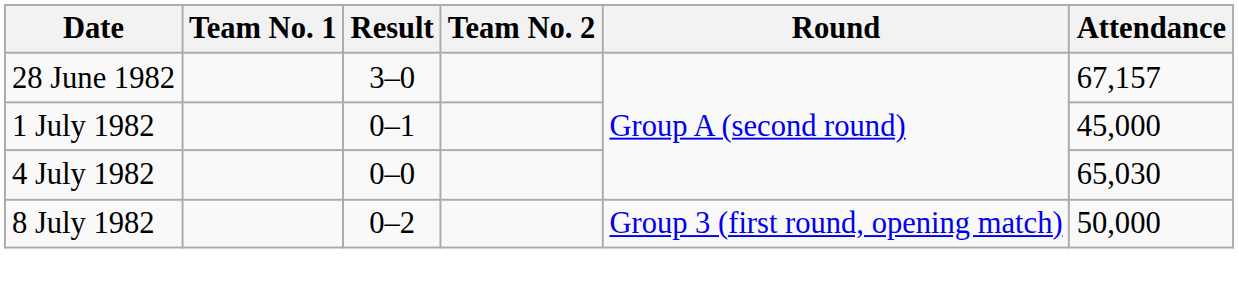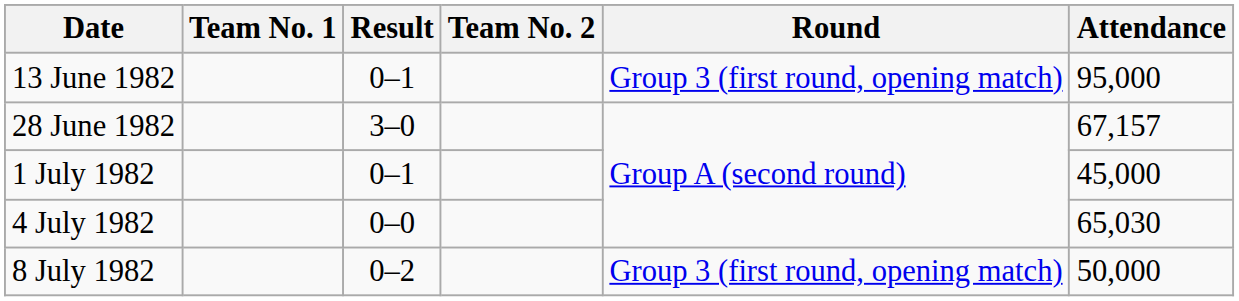+ row: (93, 77)
